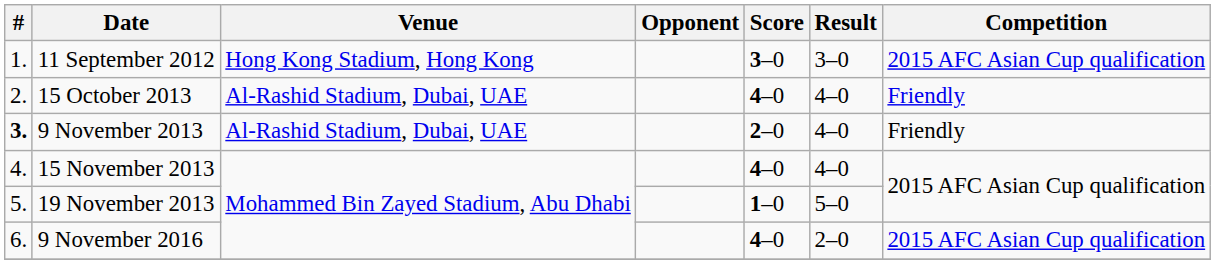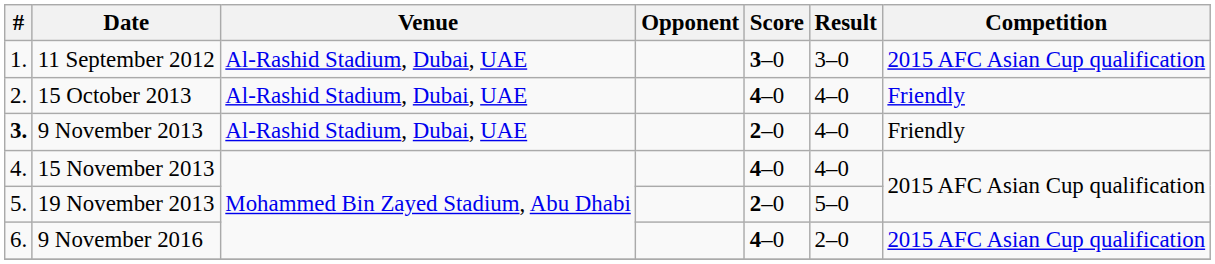(379, 58) Hong Kong Stadium, Hong Kong -> (376, 58) Al-Rashid Stadium, Dubai, UAE
(767, 204) 1–0 -> (767, 204) 2–0
